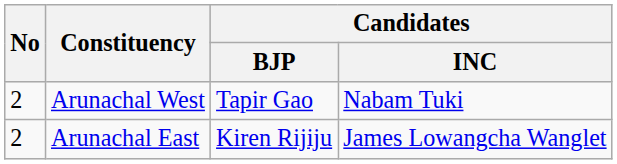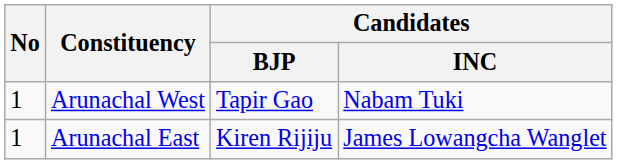(16, 100) 2 -> (16, 100) 1
(16, 138) 2 -> (16, 138) 1
